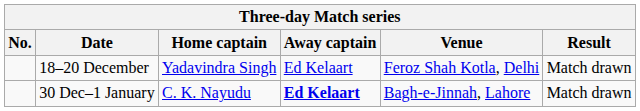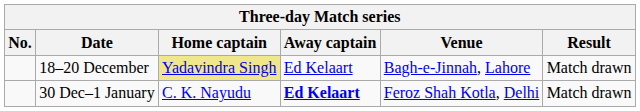(219, 67) no background -> (219, 67) khaki background
(462, 67) Feroz Shah Kotla, Delhi -> (457, 67) Bagh-e-Jinnah, Lahore
(457, 93) Bagh-e-Jinnah, Lahore -> (462, 93) Feroz Shah Kotla, Delhi
